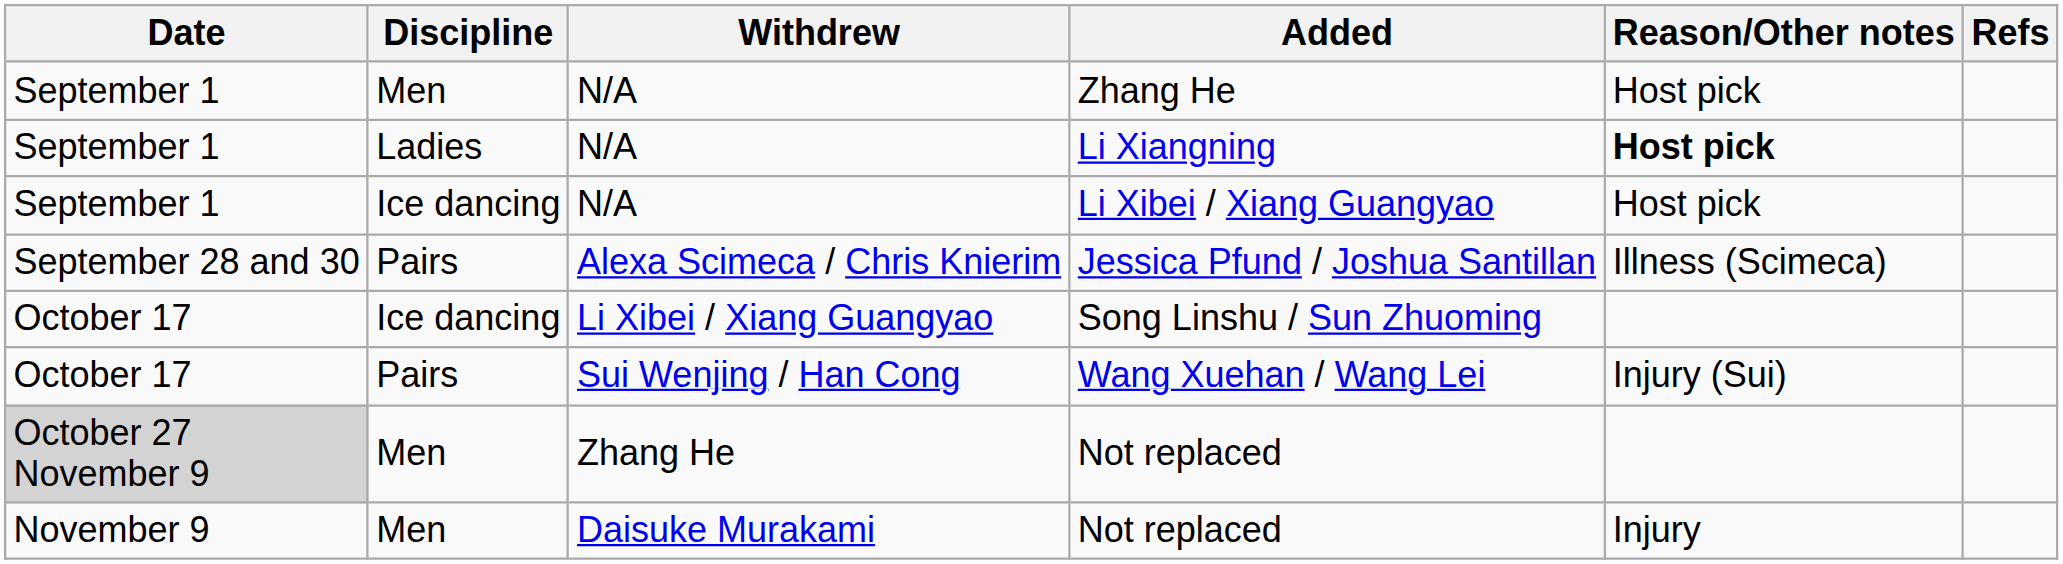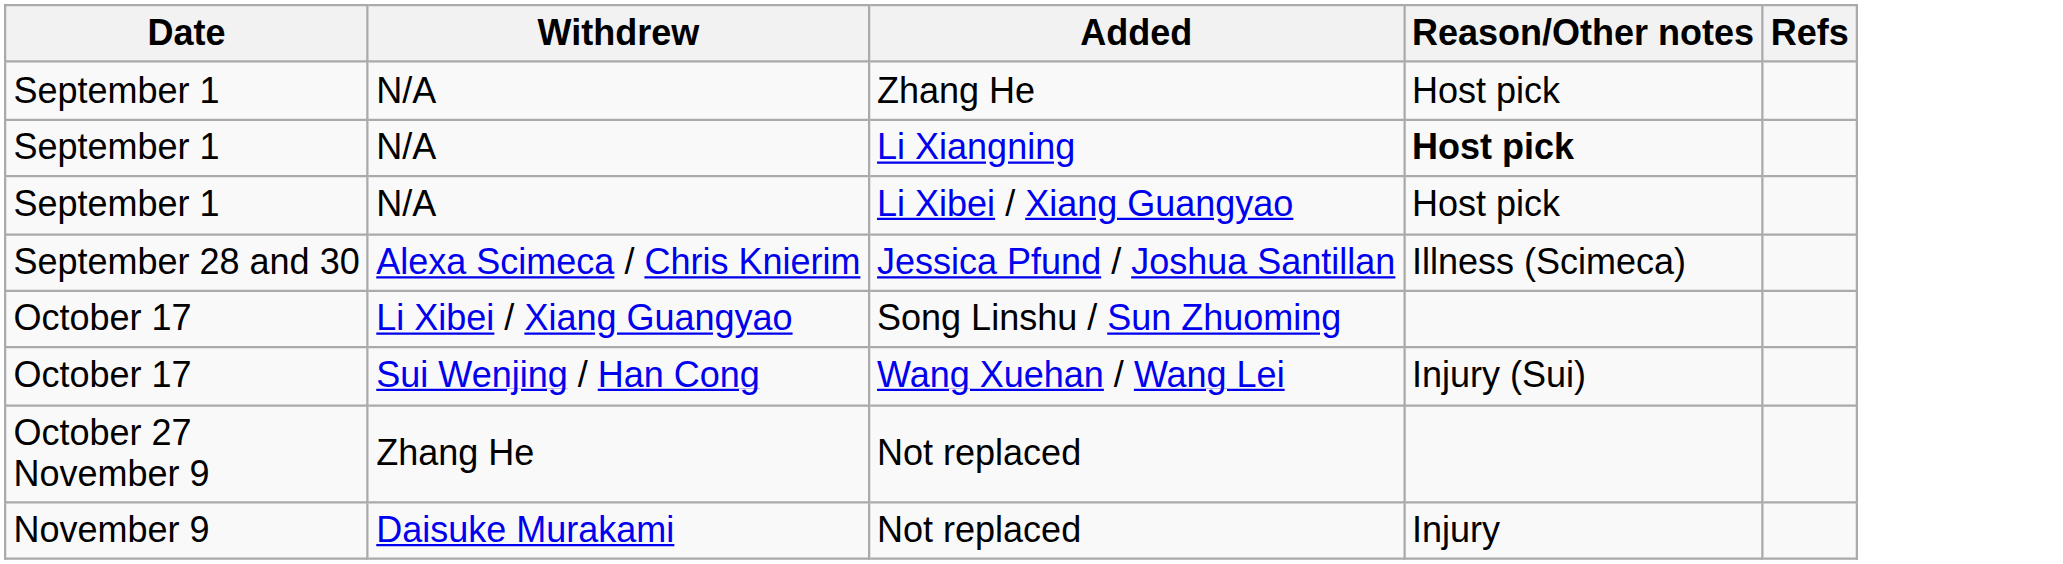- column: (468, 33)
(111, 452) lightgrey background -> (111, 452) no background
